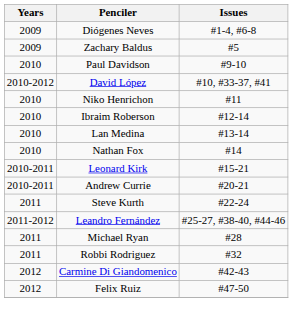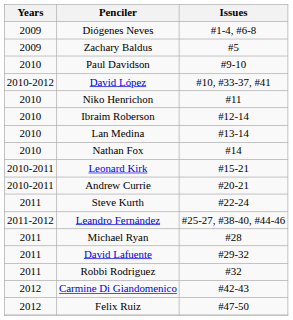+ row: (118, 254)
